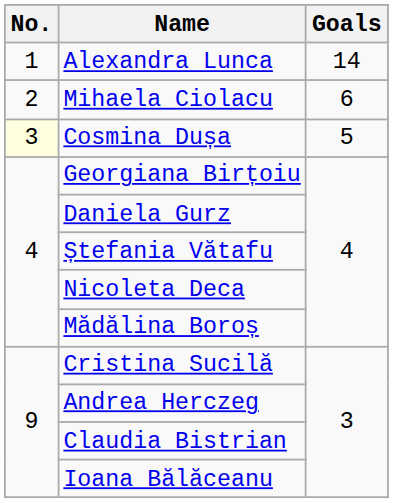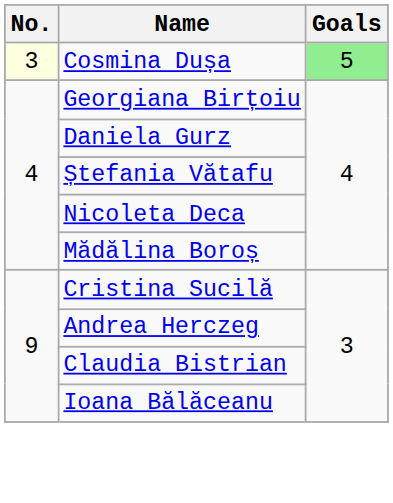- row: (168, 62)
- row: (168, 100)
(347, 138) no background -> (347, 62) lightgreen background
